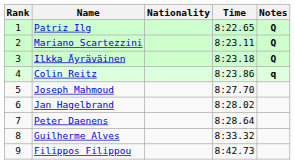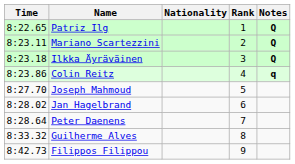columns swapped: (18, 12) <-> (234, 12)
